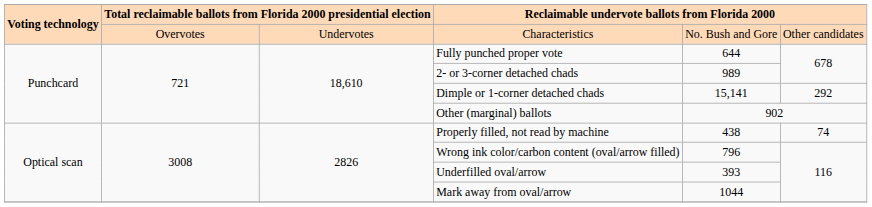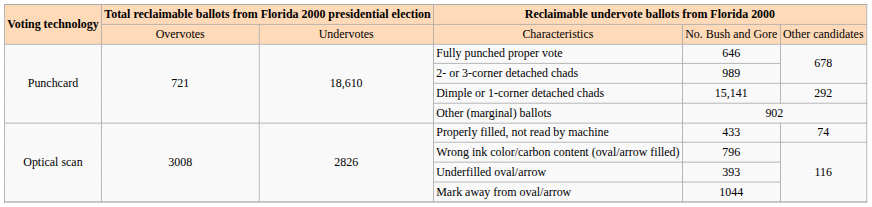(731, 54) 644 -> (731, 54) 646
(731, 133) 438 -> (731, 133) 433
